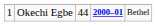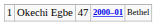(83, 13) 44 -> (83, 13) 47
